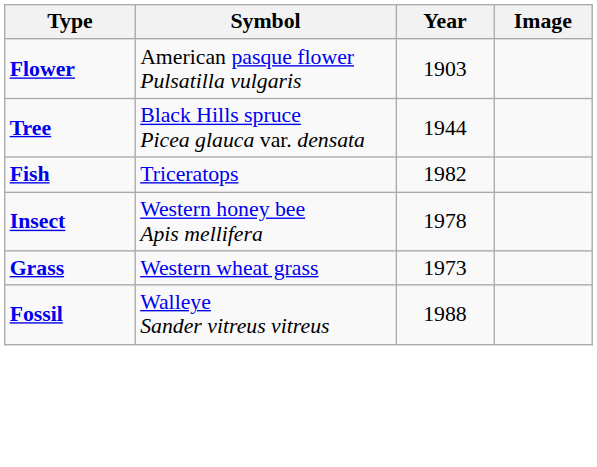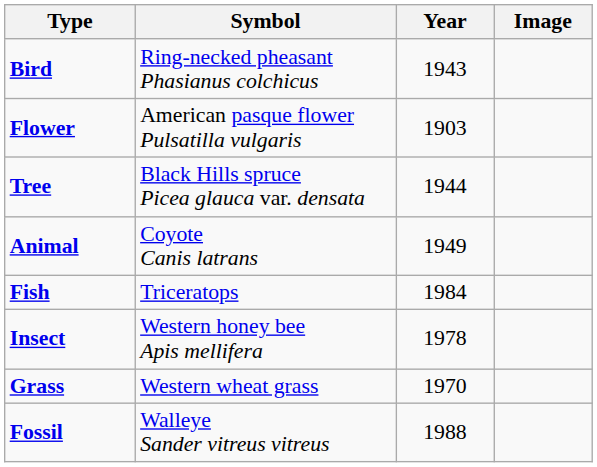+ row: (31, 68)
+ row: (44, 245)
(445, 174) 1982 -> (445, 292) 1984
(445, 267) 1973 -> (445, 385) 1970
